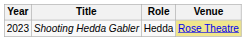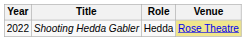(18, 28) 2023 -> (18, 28) 2022
